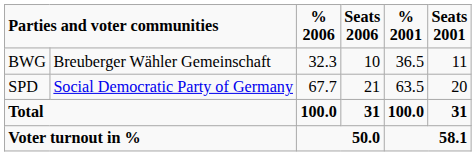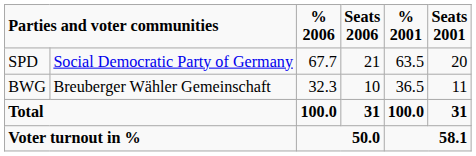rows swapped: (23, 86) <-> (27, 61)
